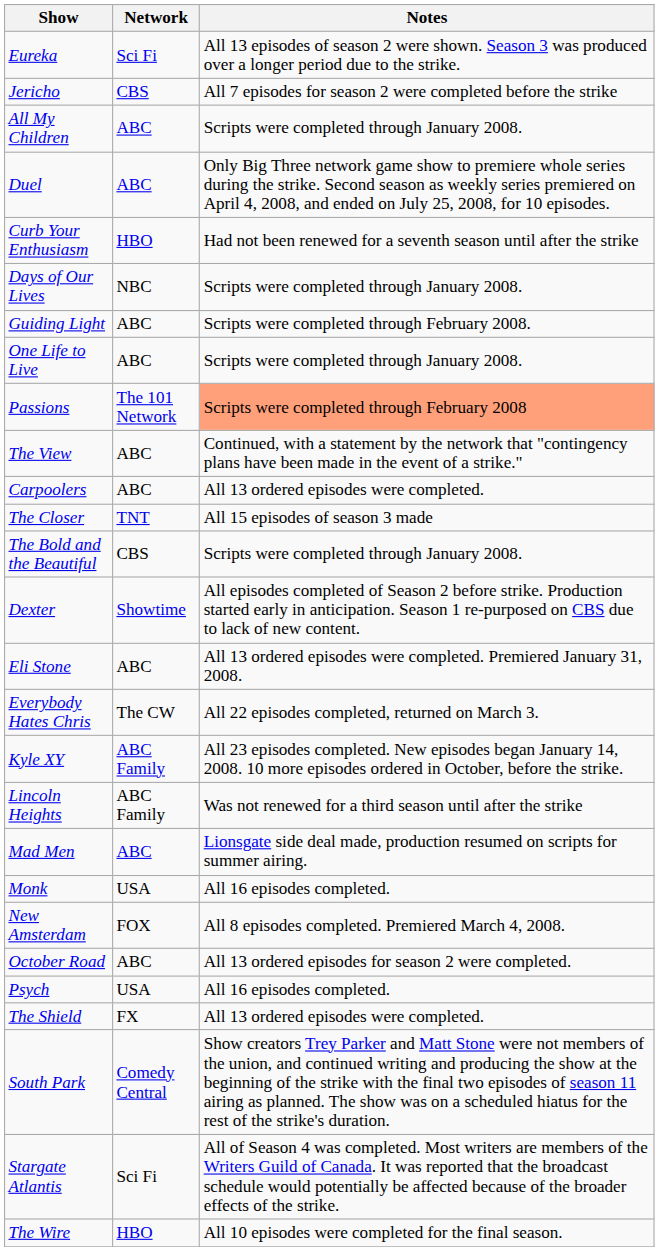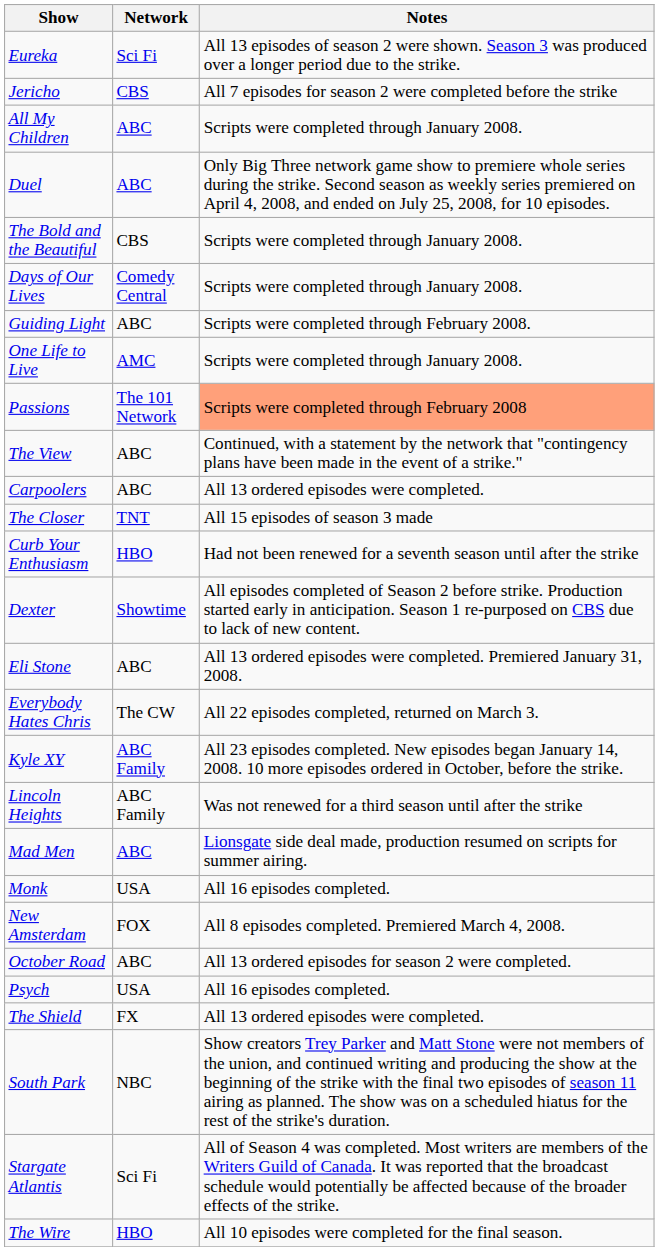rows swapped: (55, 554) <-> (48, 240)
(134, 286) NBC -> (145, 286) Comedy Central
(134, 360) ABC -> (136, 360) AMC
(145, 1082) Comedy Central -> (134, 1082) NBC
